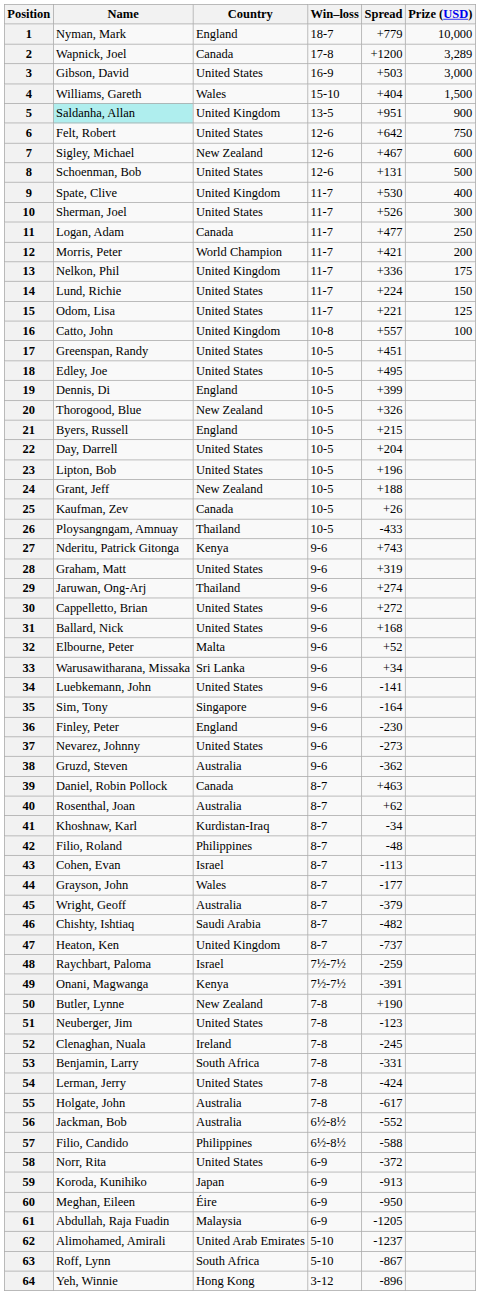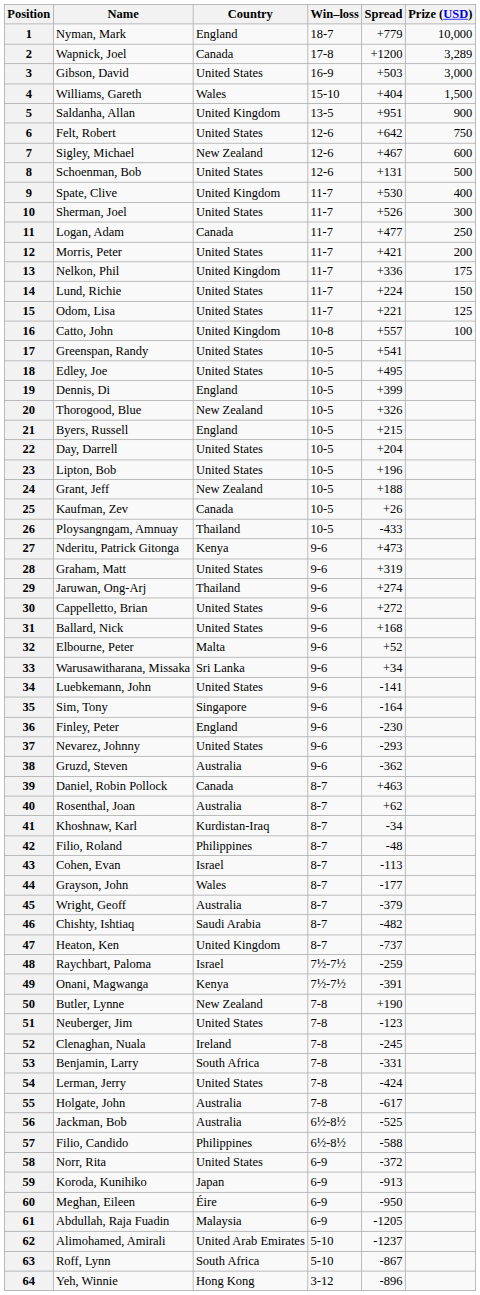(96, 113) paleturquoise background -> (96, 113) no background
(239, 251) World Champion -> (229, 251) United States
(390, 350) +451 -> (390, 350) +541
(390, 548) +743 -> (390, 548) +473
(391, 746) -273 -> (391, 746) -293
(391, 1122) -552 -> (391, 1122) -525
